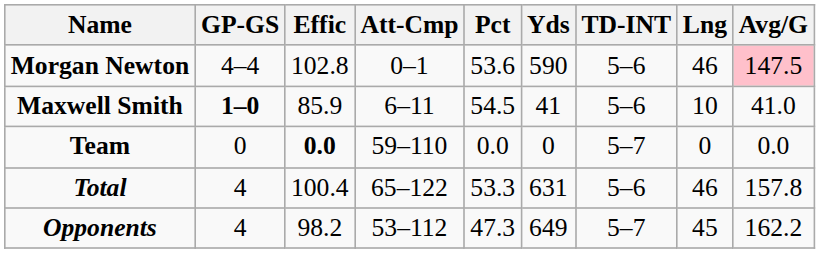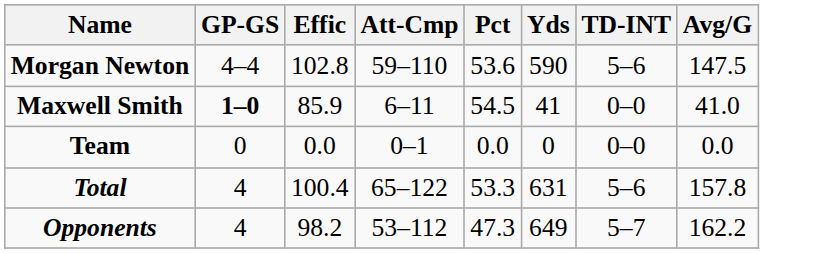- column: (705, 24)
(409, 65) 0–1 -> (409, 65) 59–110
(773, 65) pink background -> (717, 65) no background
(626, 106) 5–6 -> (626, 106) 0–0
(320, 146) bold -> (320, 146) normal
(409, 146) 59–110 -> (409, 146) 0–1
(626, 146) 5–7 -> (626, 146) 0–0
